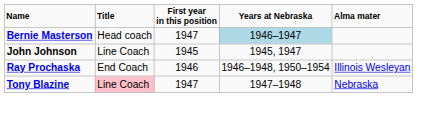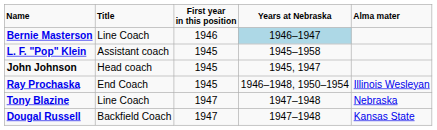(125, 35) Head coach -> (123, 35) Line Coach
(187, 35) 1947 -> (206, 35) 1946
+ row: (47, 52)
(123, 52) Line Coach -> (125, 68) Head coach
(187, 68) 1946 -> (206, 84) 1945
(123, 84) pink background -> (123, 100) no background
+ row: (44, 117)
